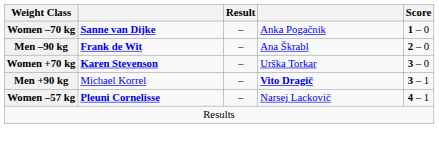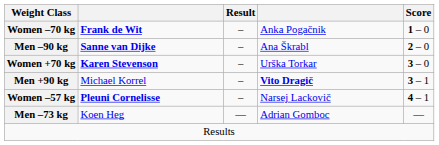(118, 30) Sanne van Dijke -> (111, 30) Frank de Wit
(111, 47) Frank de Wit -> (118, 47) Sanne van Dijke
+ row: (41, 115)
